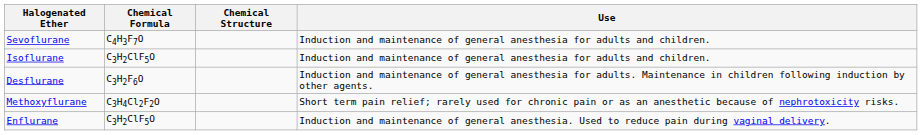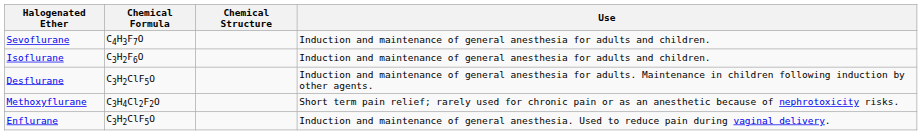(131, 58) C3H2ClF5O -> (125, 58) C3H2F6O
(125, 80) C3H2F6O -> (131, 80) C3H2ClF5O
